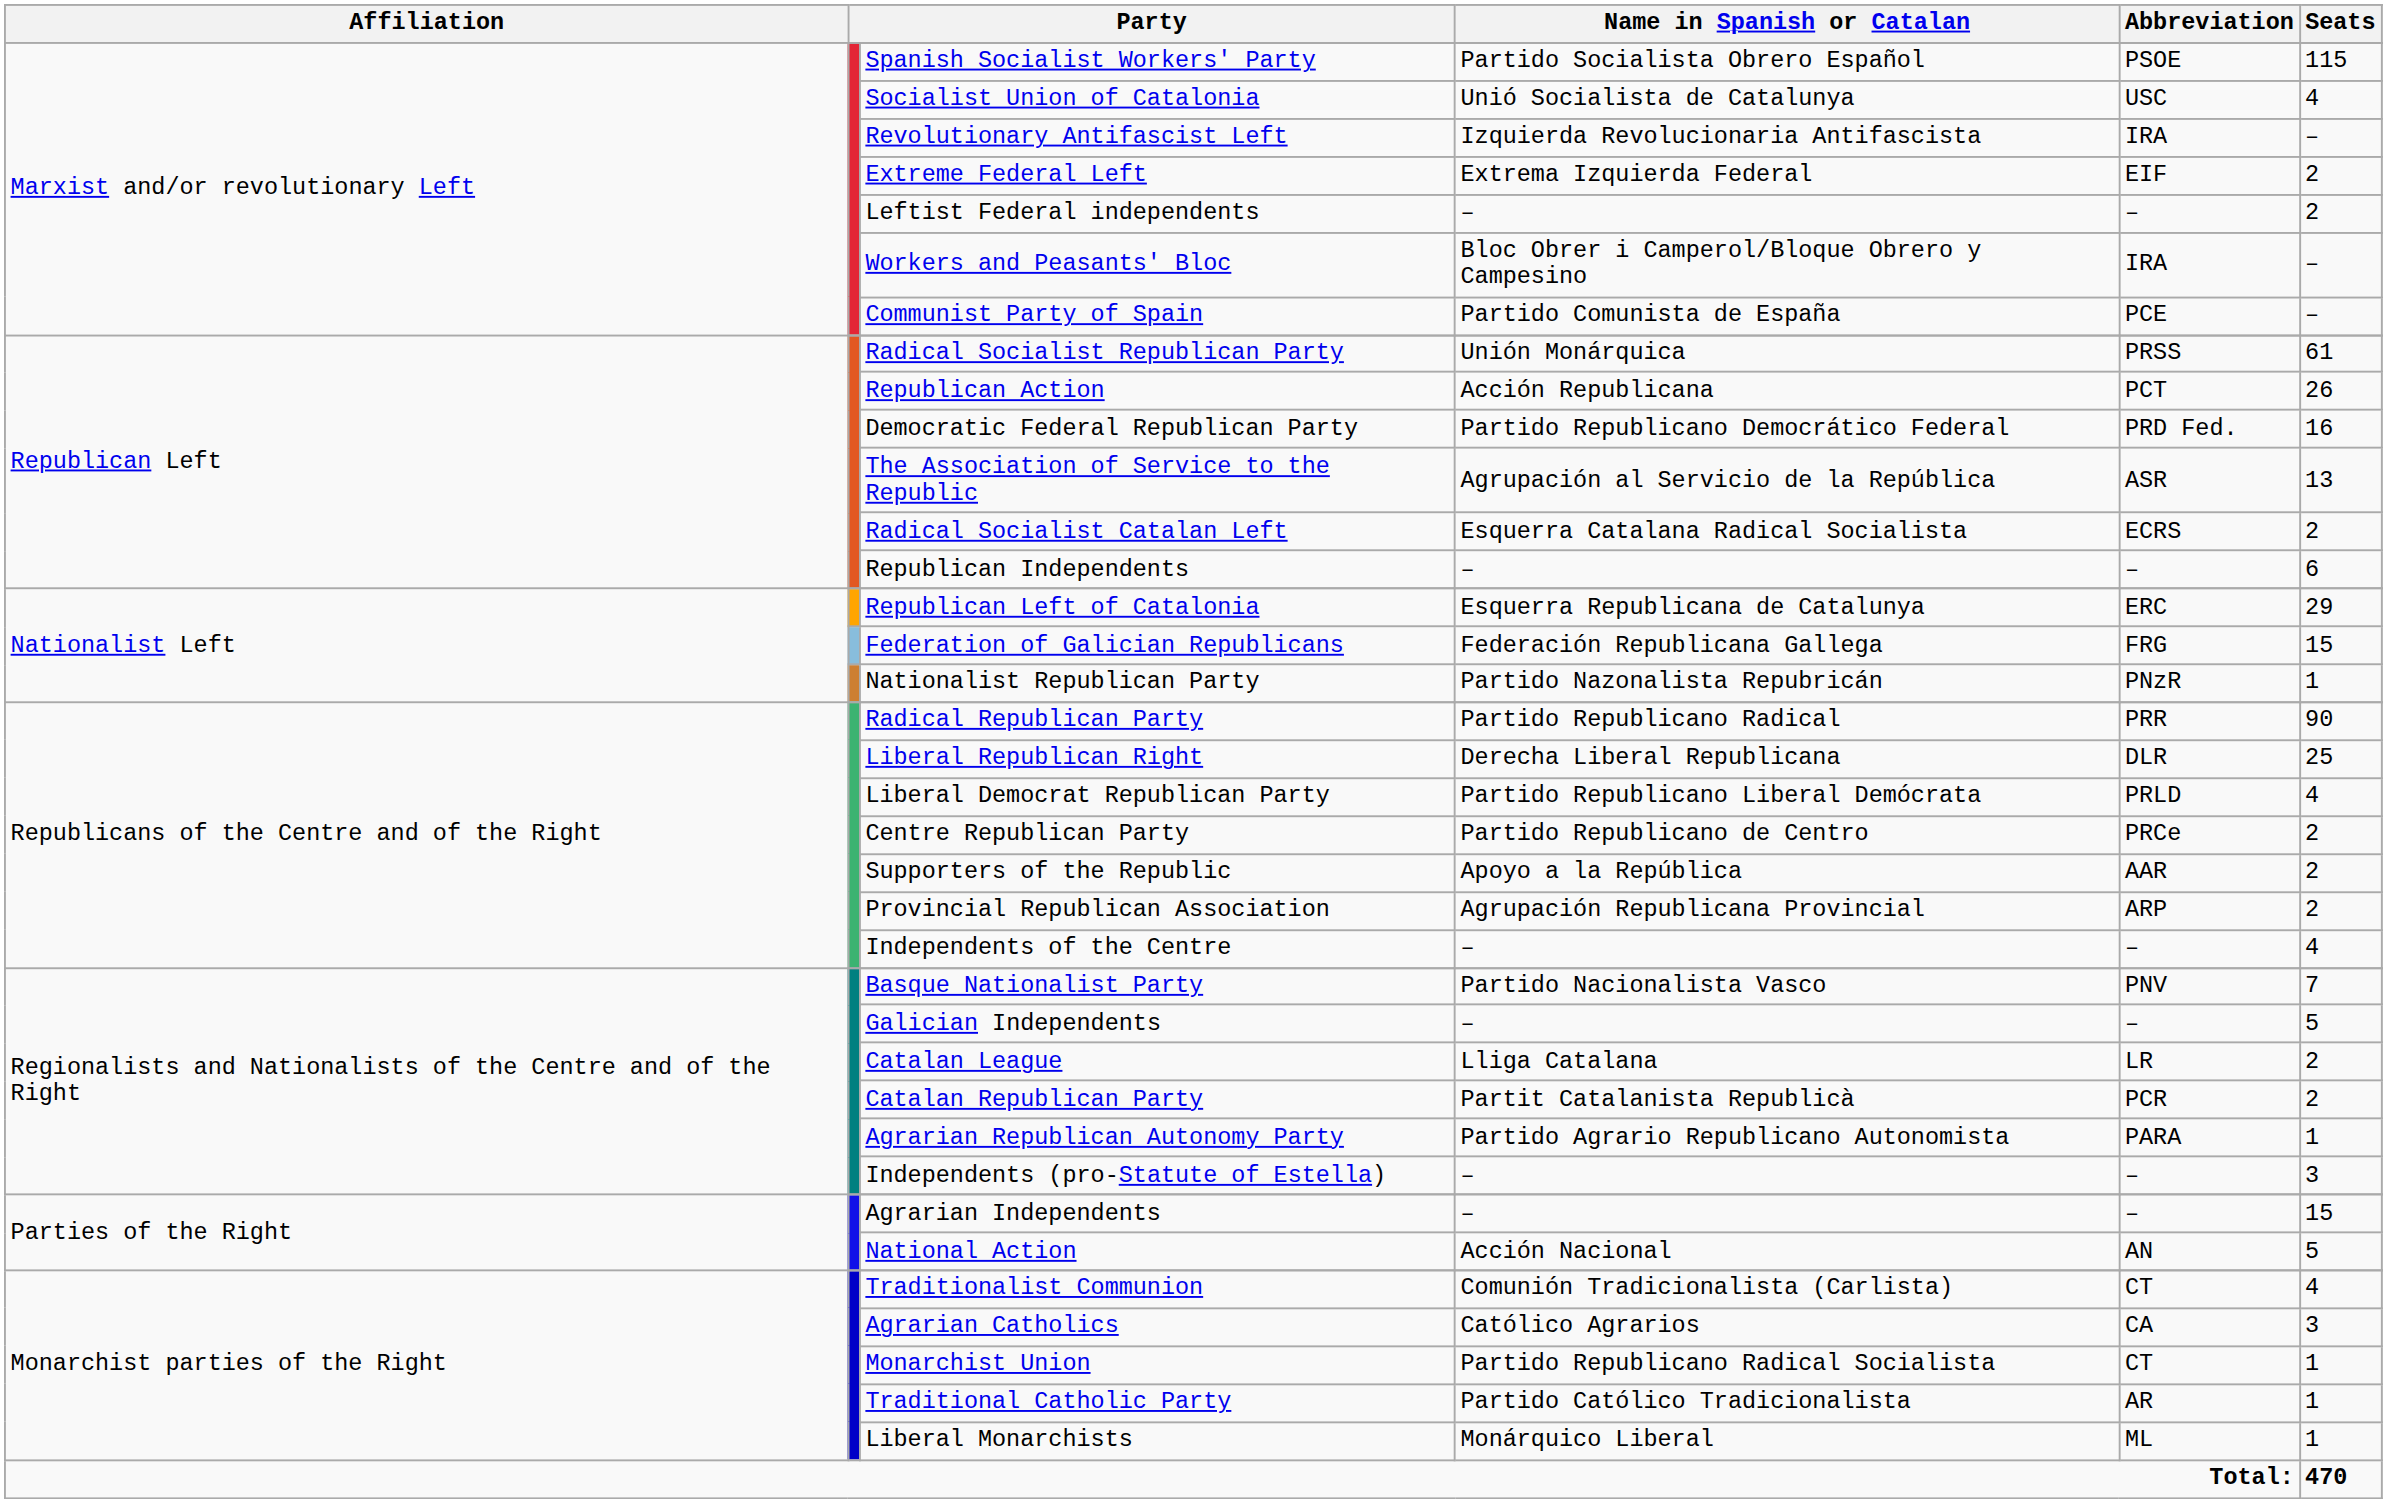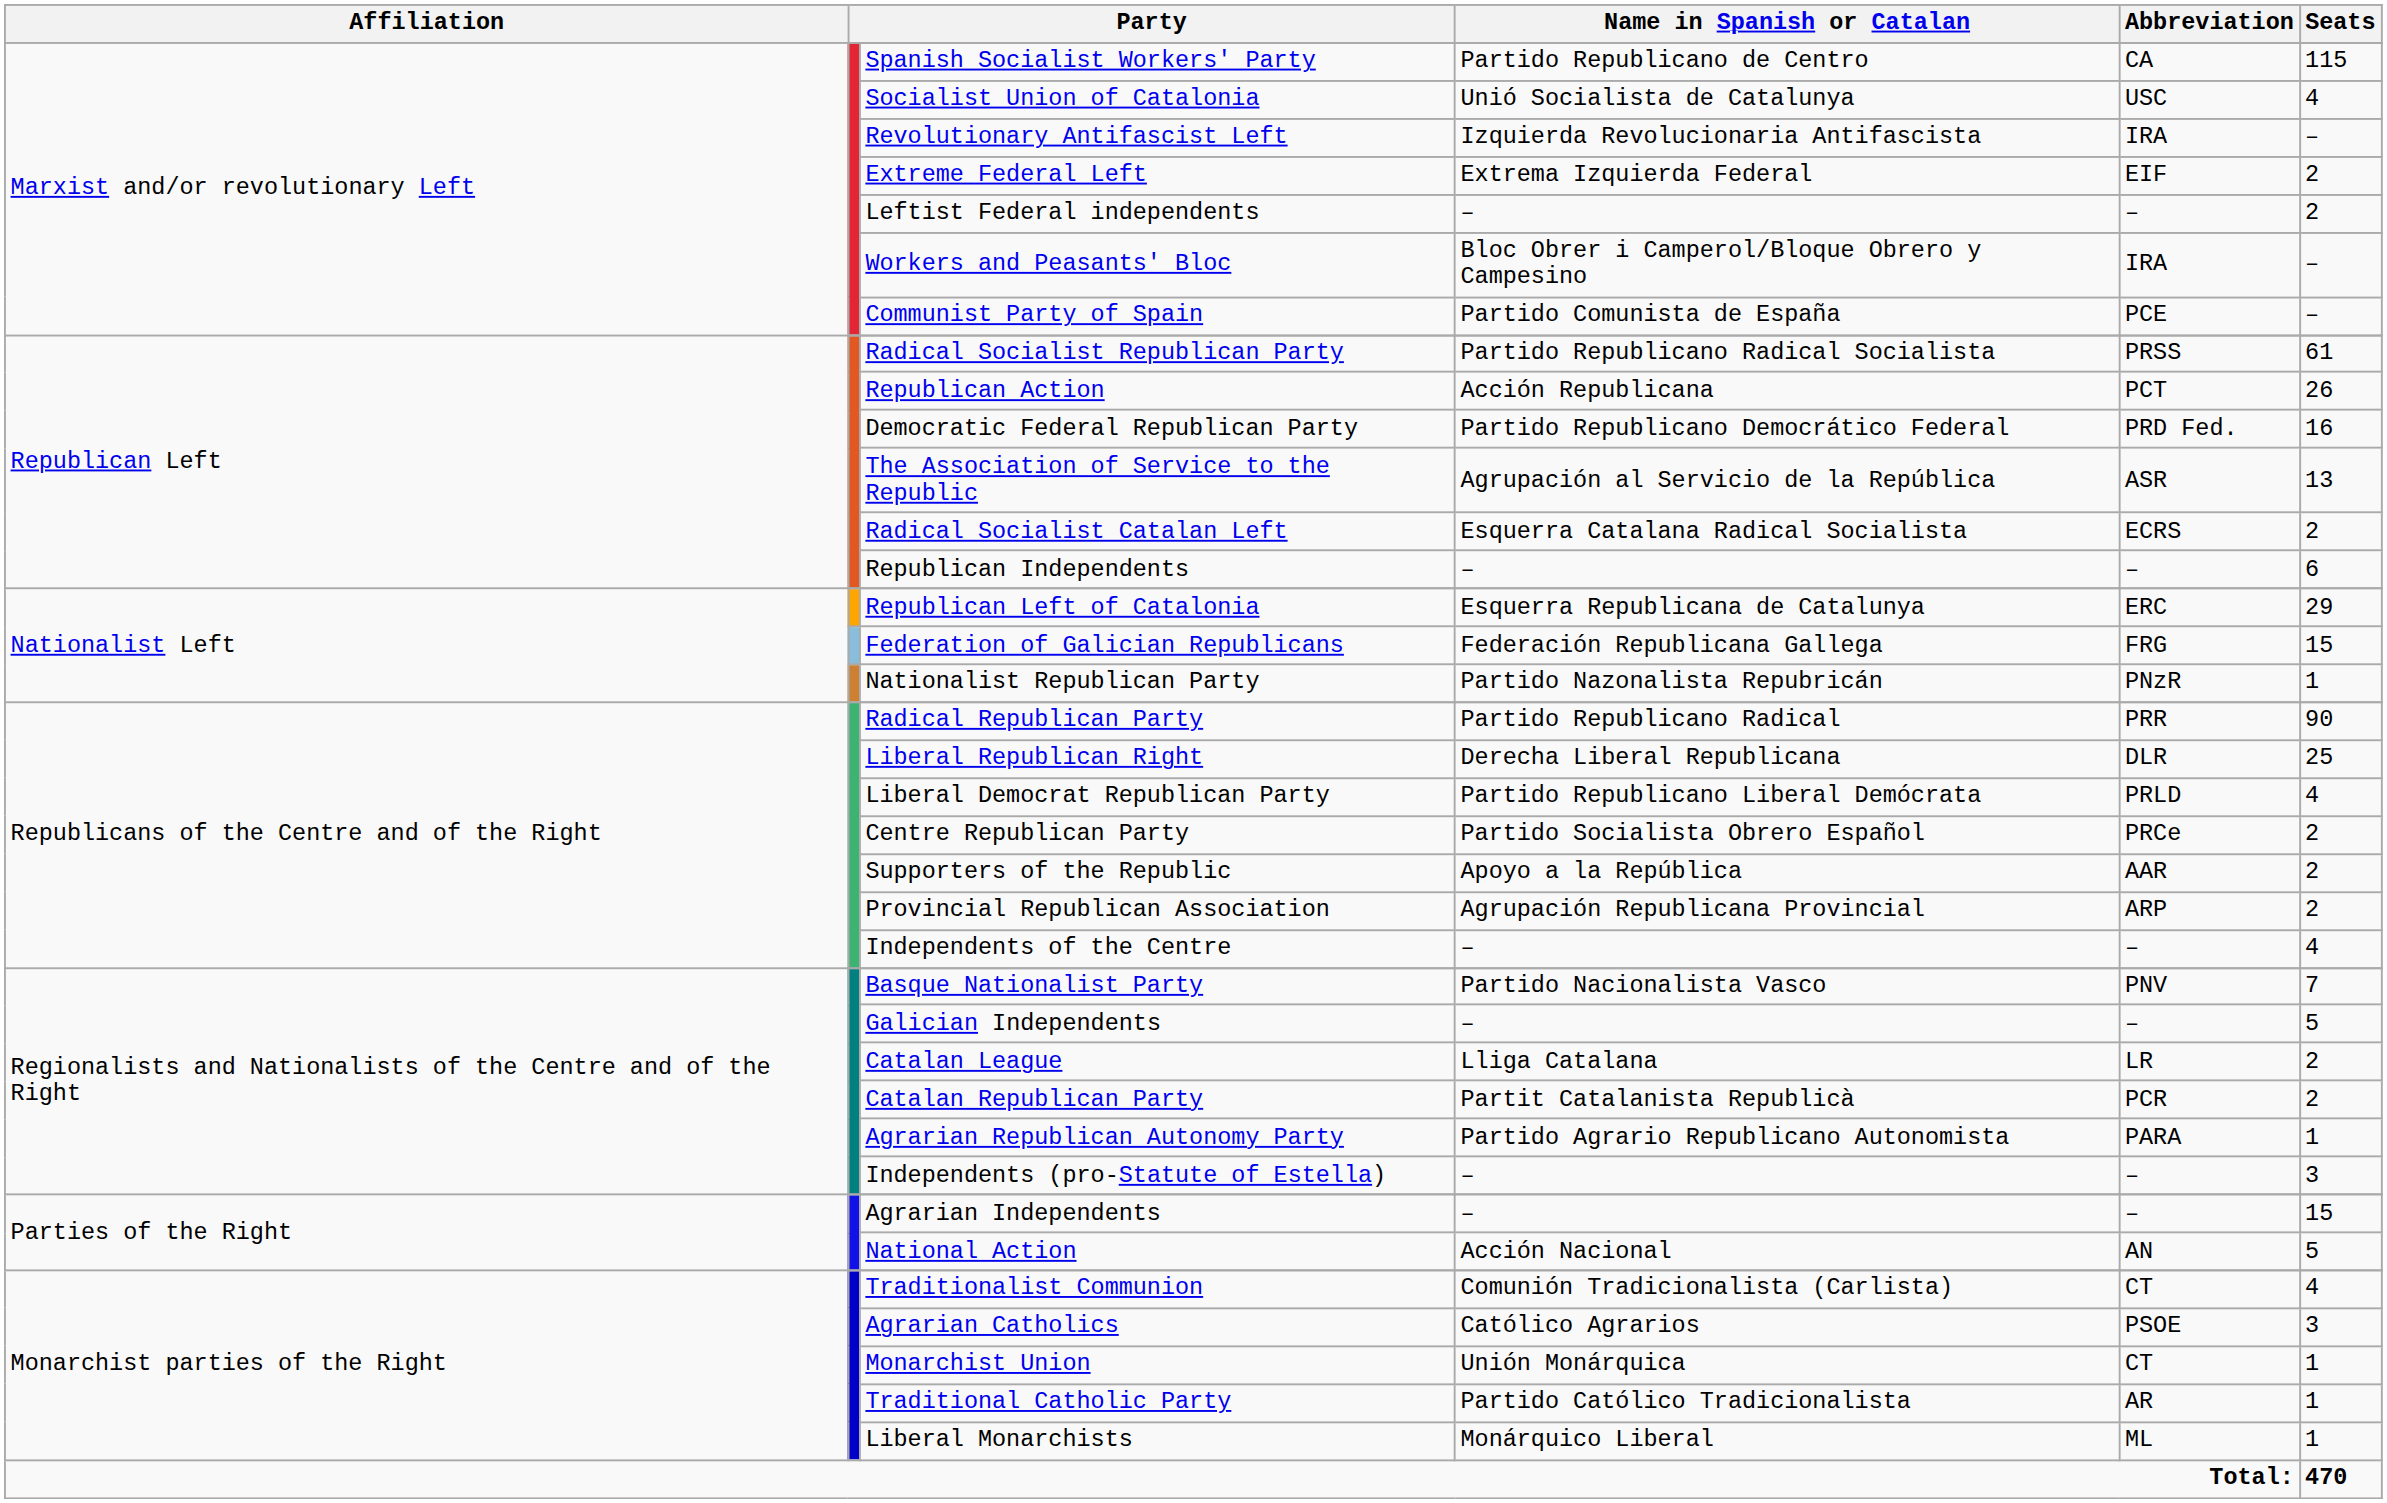(1693, 62) Partido Socialista Obrero Español -> (1665, 62) Partido Republicano de Centro
(2153, 62) PSOE -> (2139, 62) CA
(1573, 354) Unión Monárquica -> (1728, 354) Partido Republicano Radical Socialista
(1665, 835) Partido Republicano de Centro -> (1693, 835) Partido Socialista Obrero Español
(2139, 1328) CA -> (2153, 1328) PSOE
(1728, 1365) Partido Republicano Radical Socialista -> (1573, 1365) Unión Monárquica
